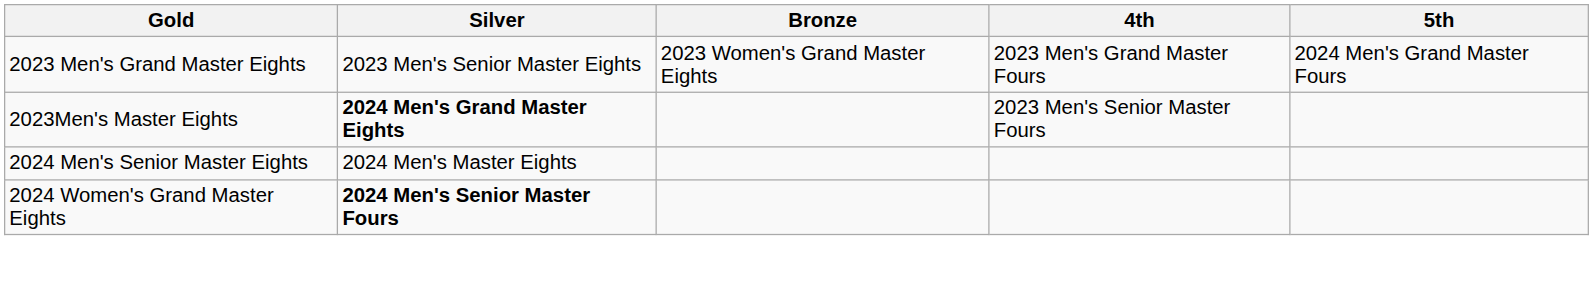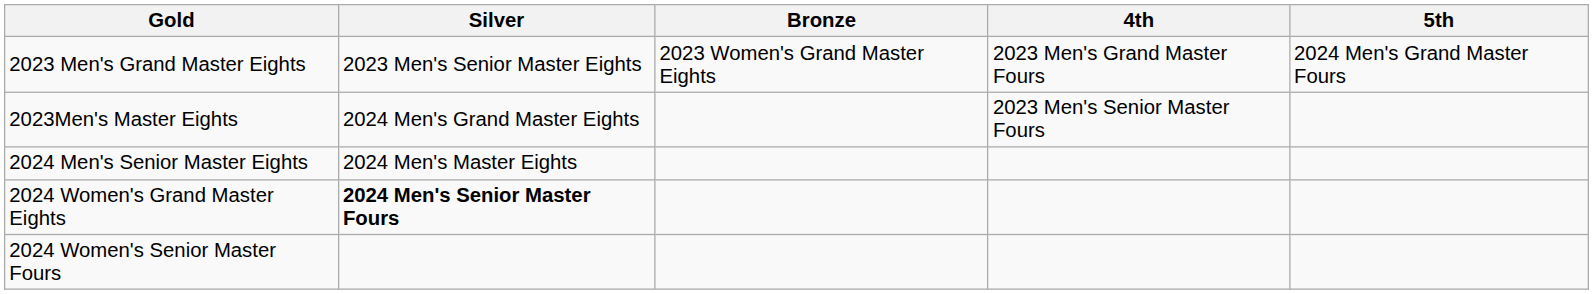(465, 119) bold -> (491, 119) normal
+ row: (143, 261)
